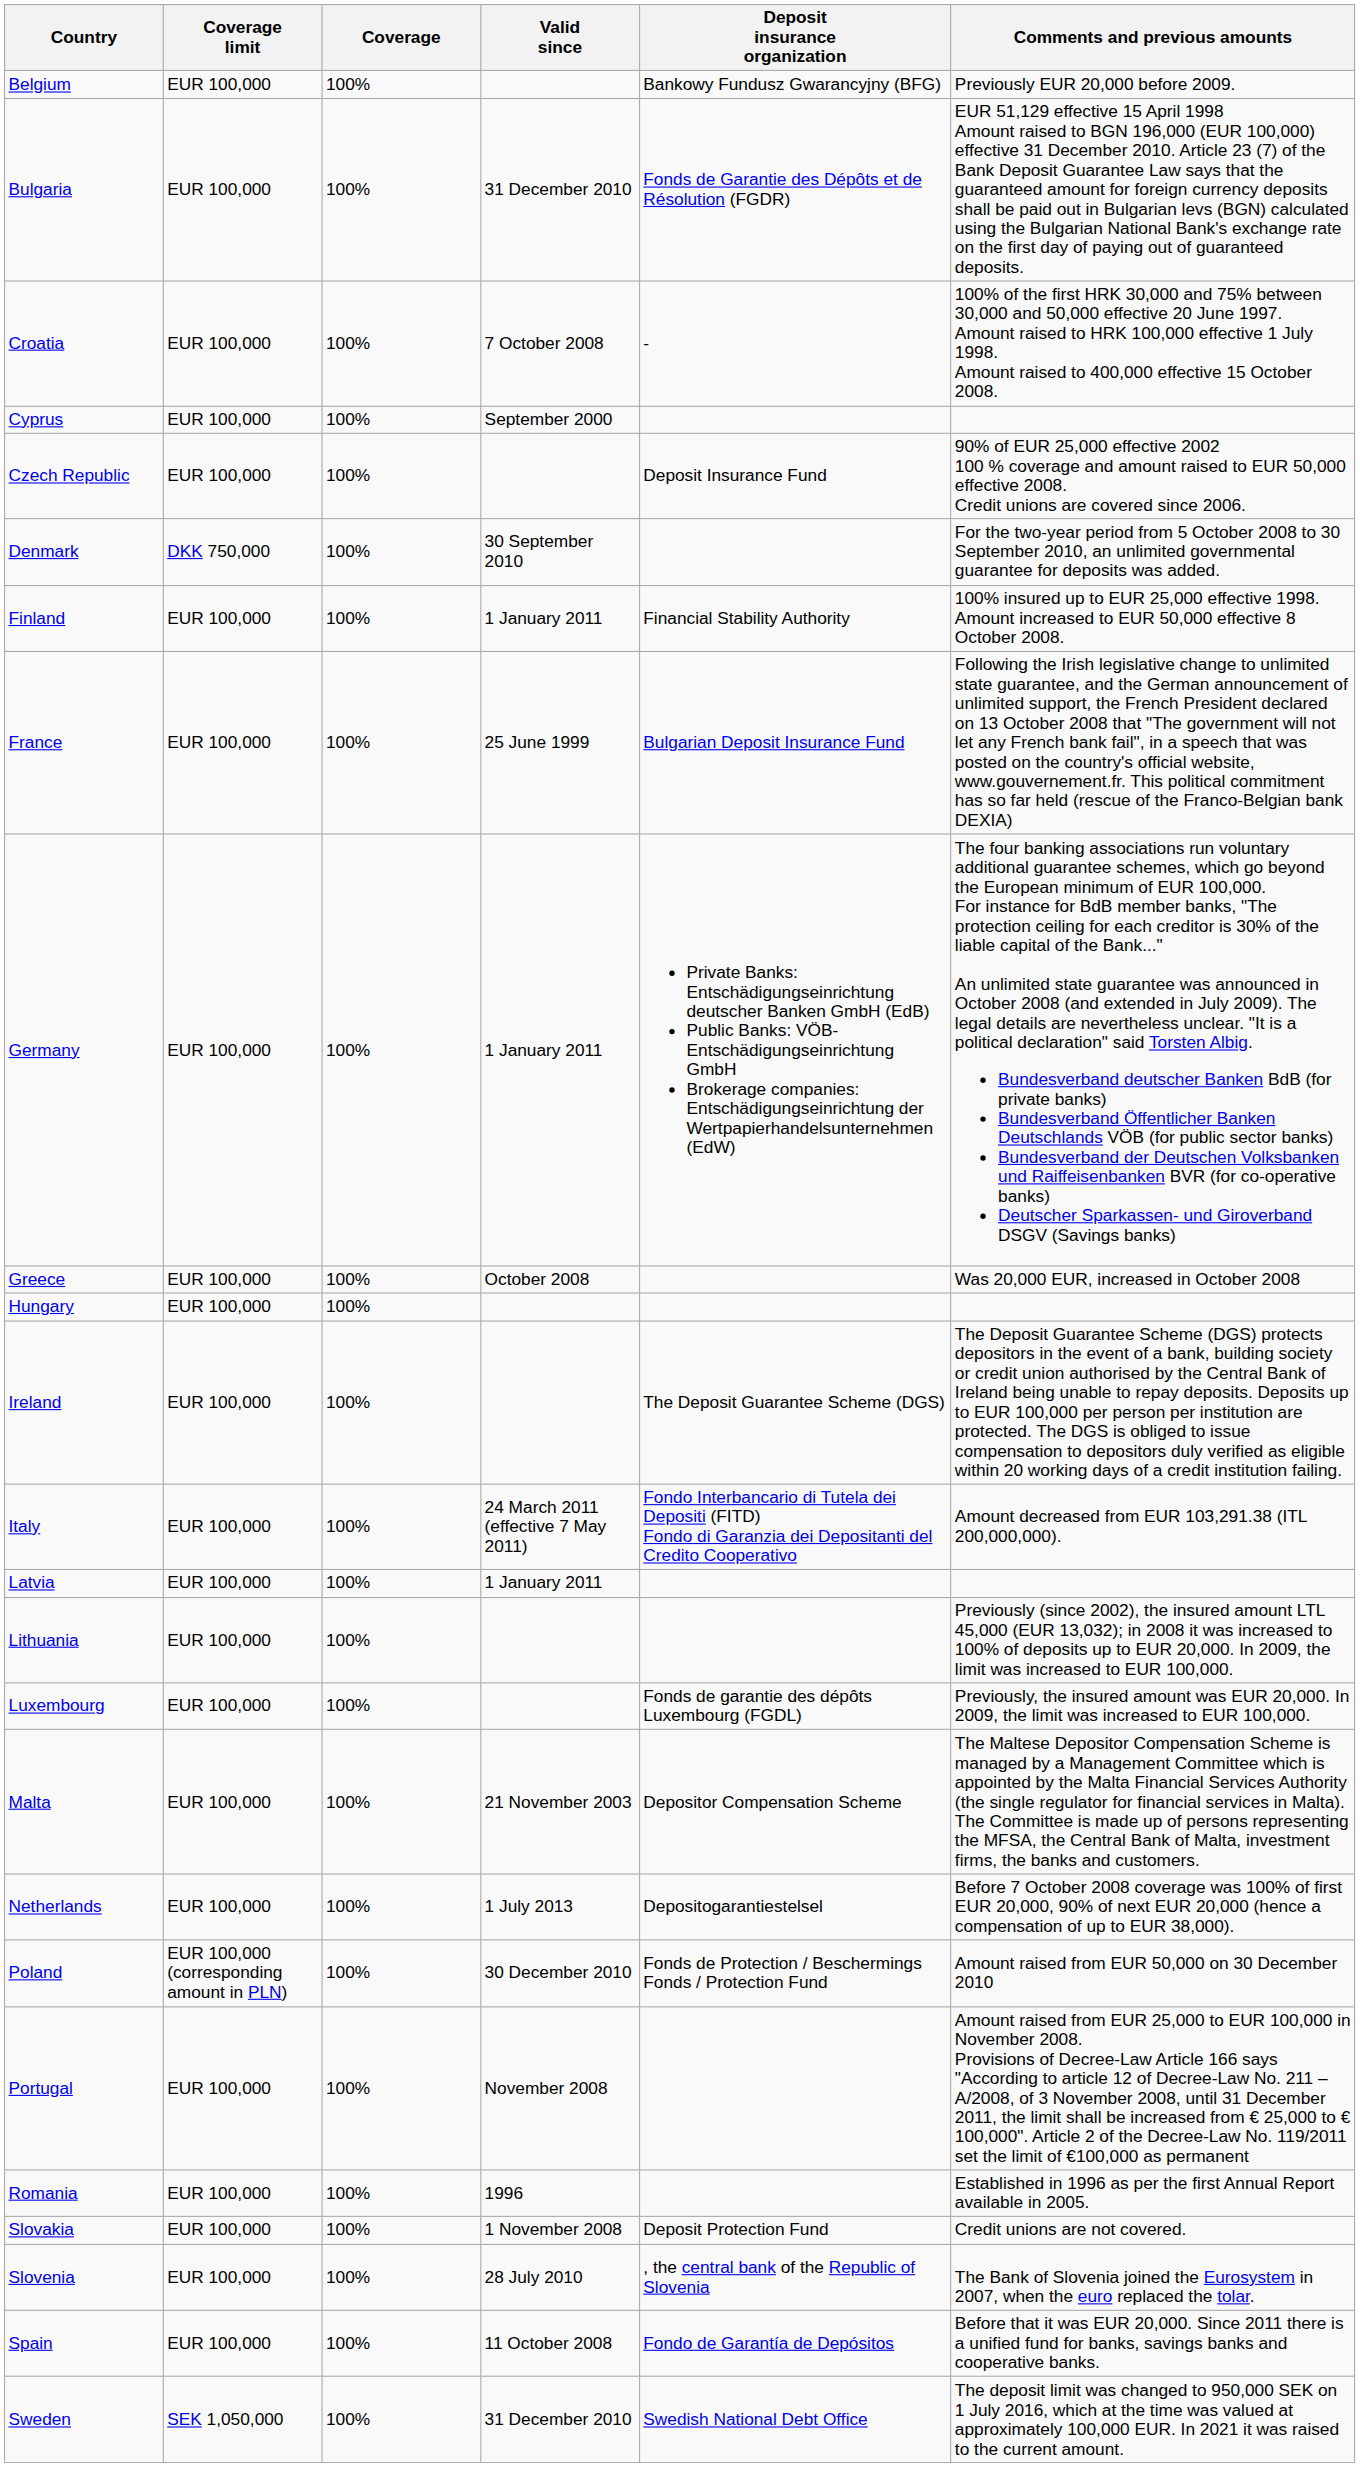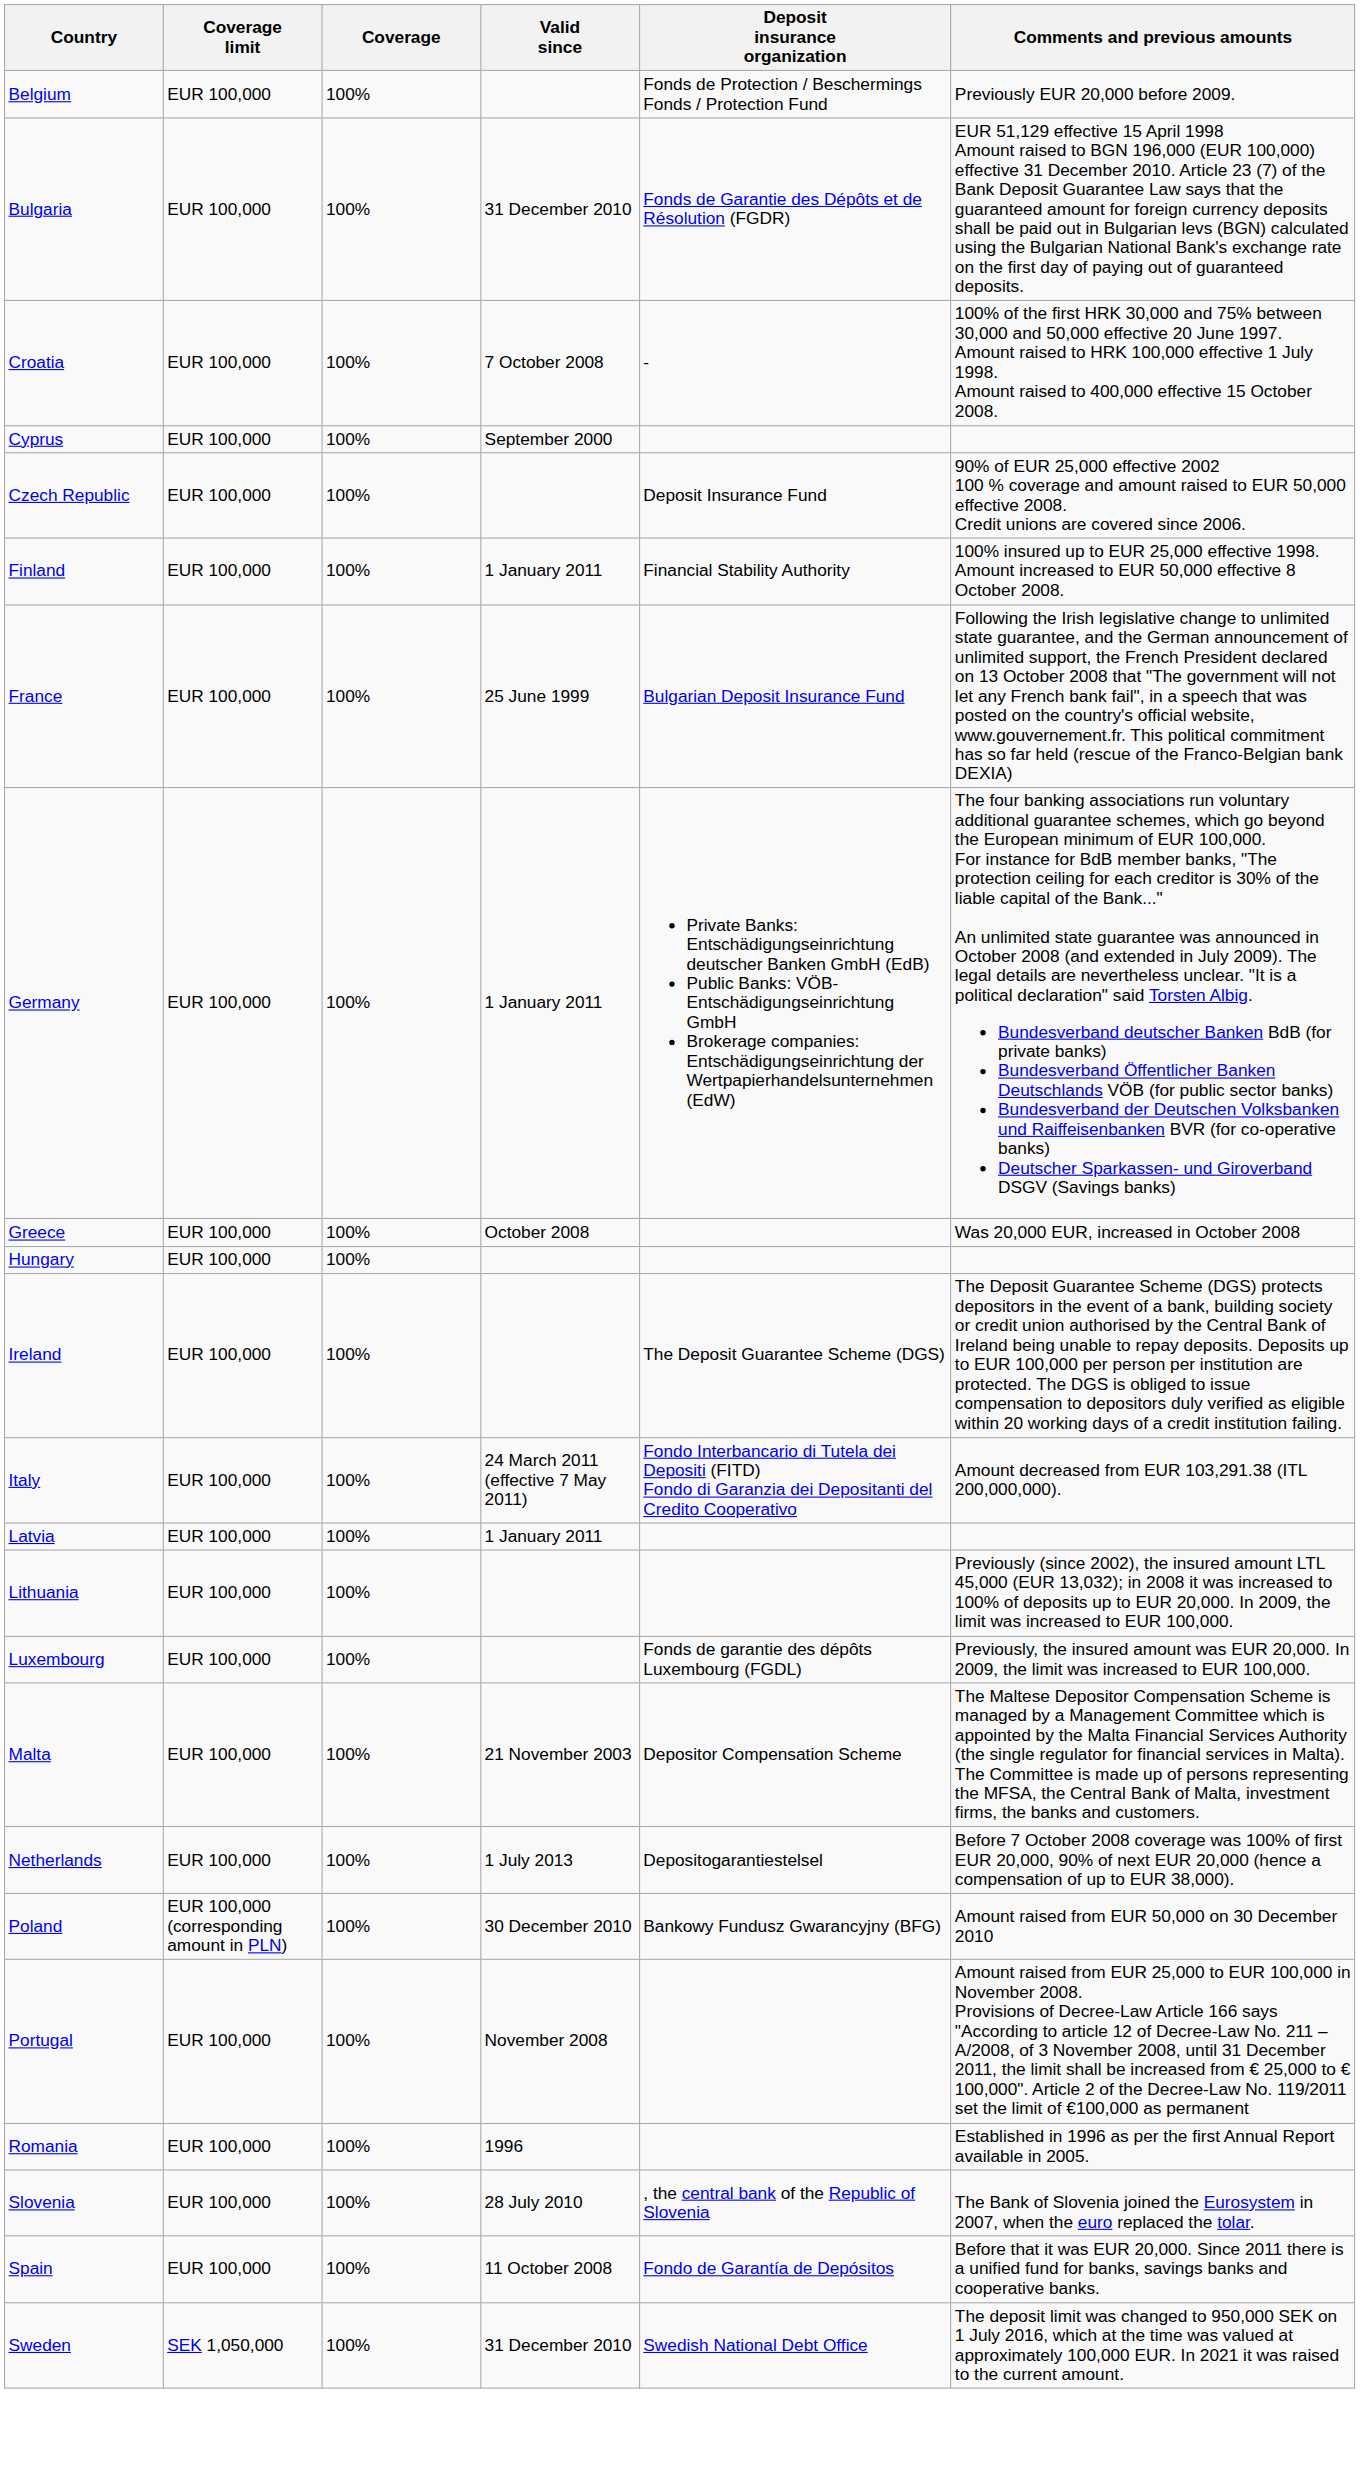(792, 84) Bankowy Fundusz Gwarancyjny (BFG) -> (783, 94) Fonds de Protection / Beschermings Fonds / Protection Fund
- row: (44, 551)
(783, 1973) Fonds de Protection / Beschermings Fonds / Protection Fund -> (792, 1926) Bankowy Fundusz Gwarancyjny (BFG)
- row: (41, 2230)
